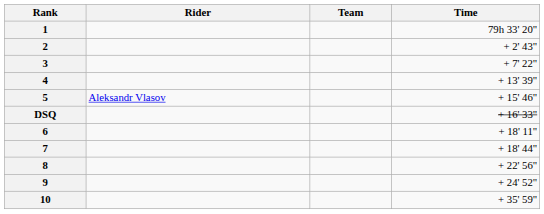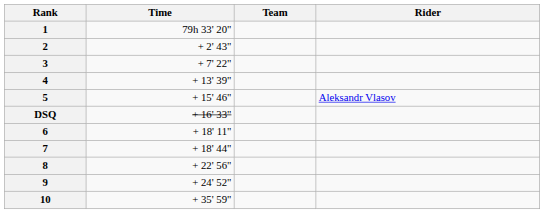columns swapped: (198, 13) <-> (466, 13)
